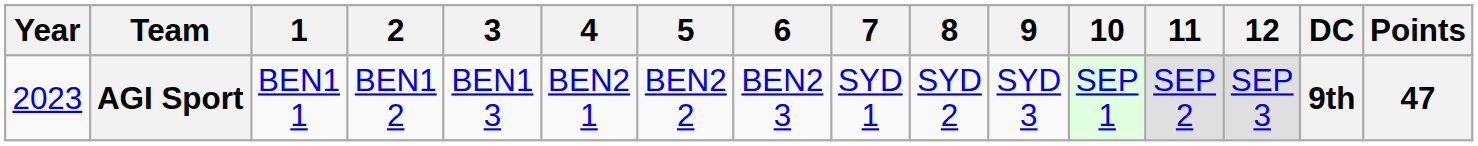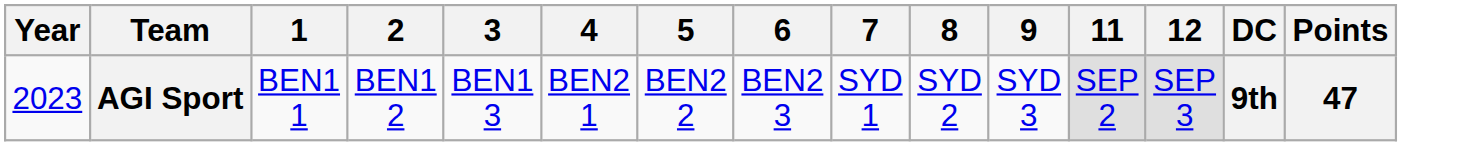- column: (1107, 30)
